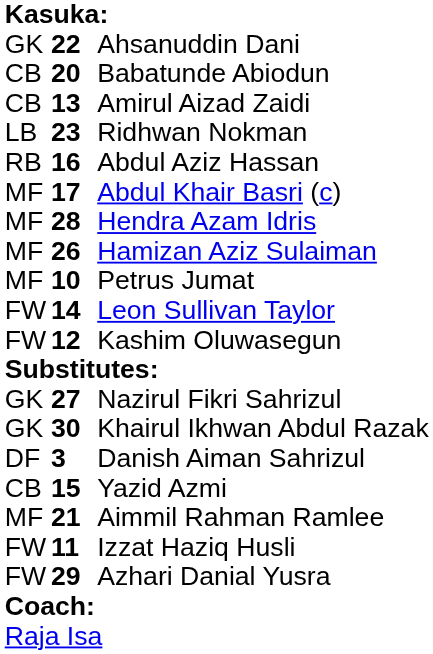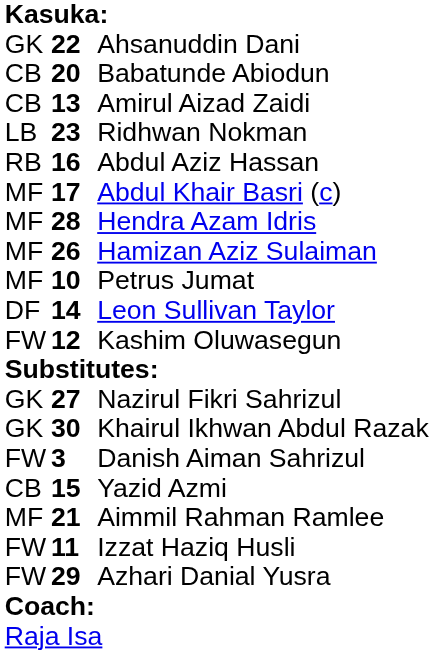(25, 310) FW -> (22, 310) DF
(22, 458) DF -> (25, 458) FW
